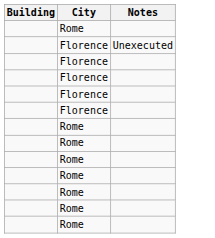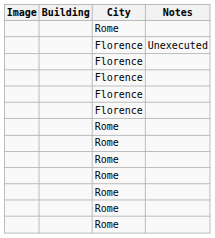+ column: (22, 13)
